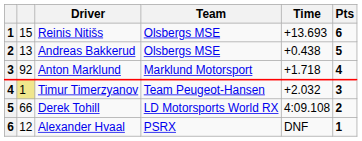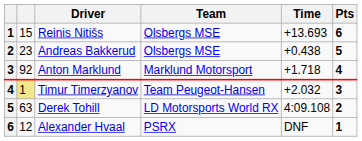(26, 51) 13 -> (26, 51) 23
(26, 109) 66 -> (26, 109) 63
